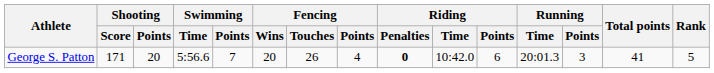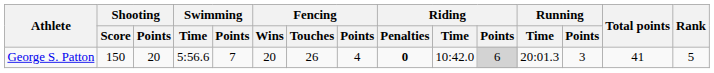(116, 57) 171 -> (116, 57) 150
(497, 57) no background -> (497, 57) lightgrey background
